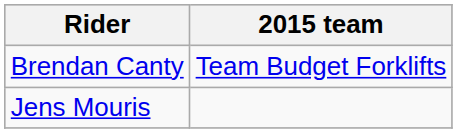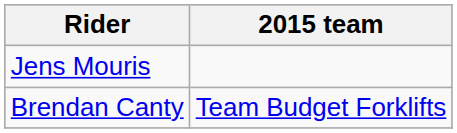rows swapped: (97, 66) <-> (81, 107)
